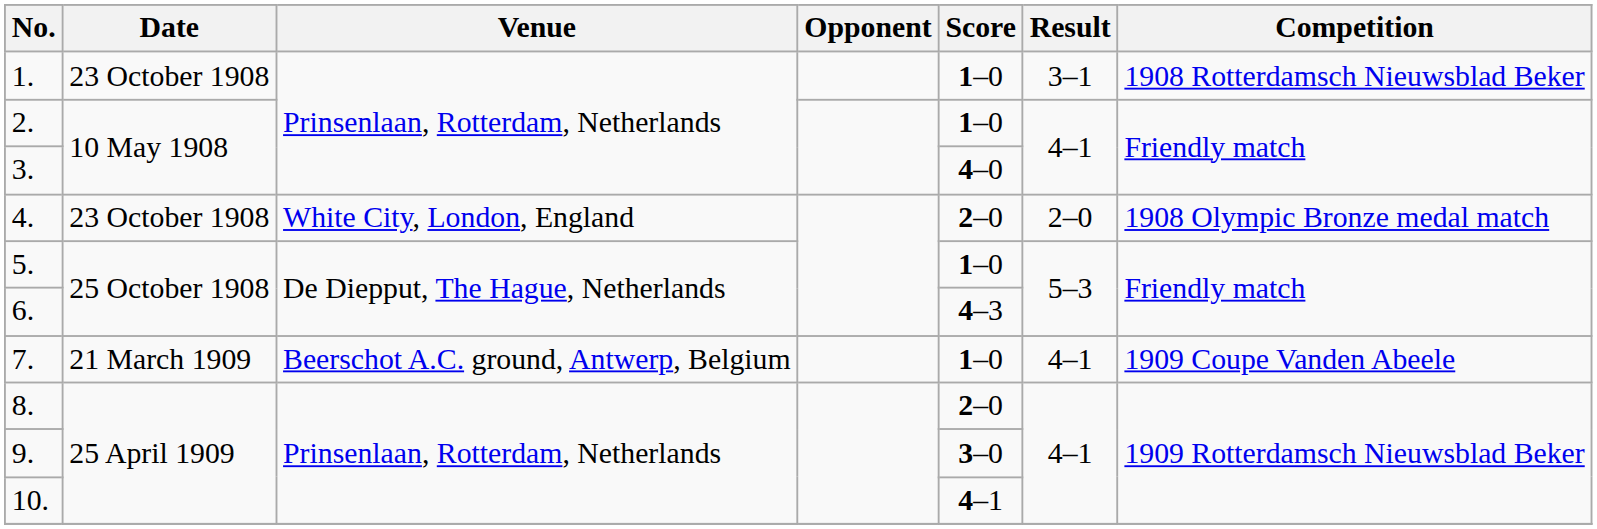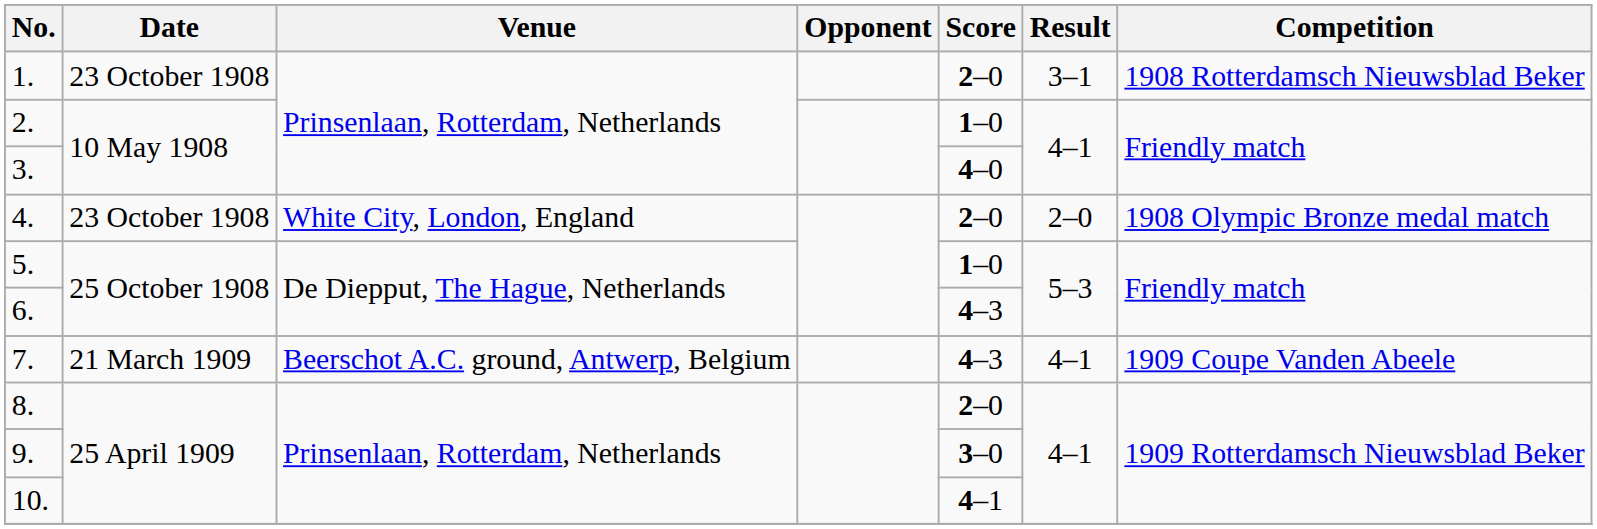(981, 75) 1–0 -> (981, 75) 2–0
(981, 358) 1–0 -> (981, 358) 4–3
